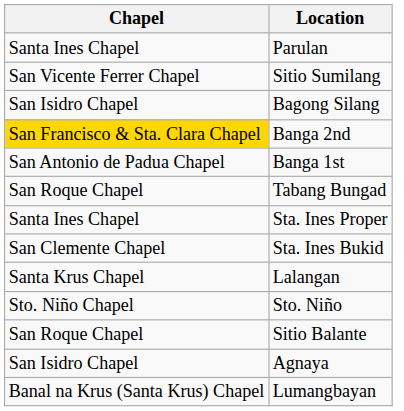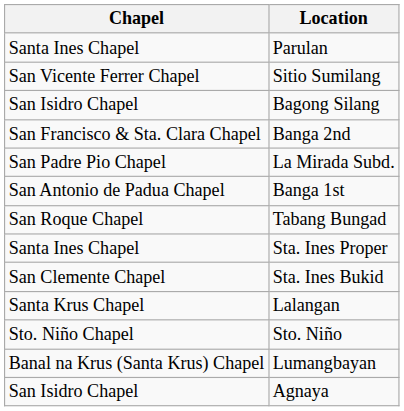(135, 133) gold background -> (135, 133) no background
+ row: (334, 162)
- row: (320, 334)
rows swapped: (301, 362) <-> (324, 391)
